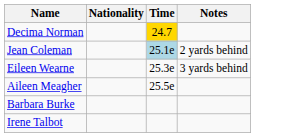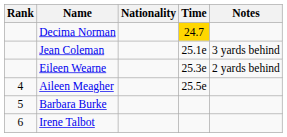+ column: (20, 13)
(162, 50) lightblue background -> (194, 50) no background
(214, 50) 2 yards behind -> (246, 50) 3 yards behind
(214, 68) 3 yards behind -> (246, 68) 2 yards behind
